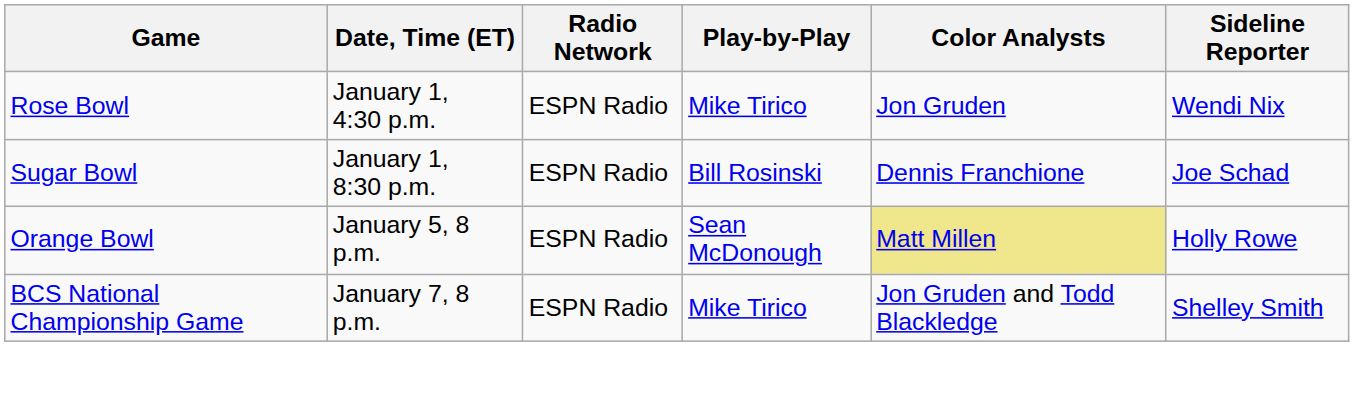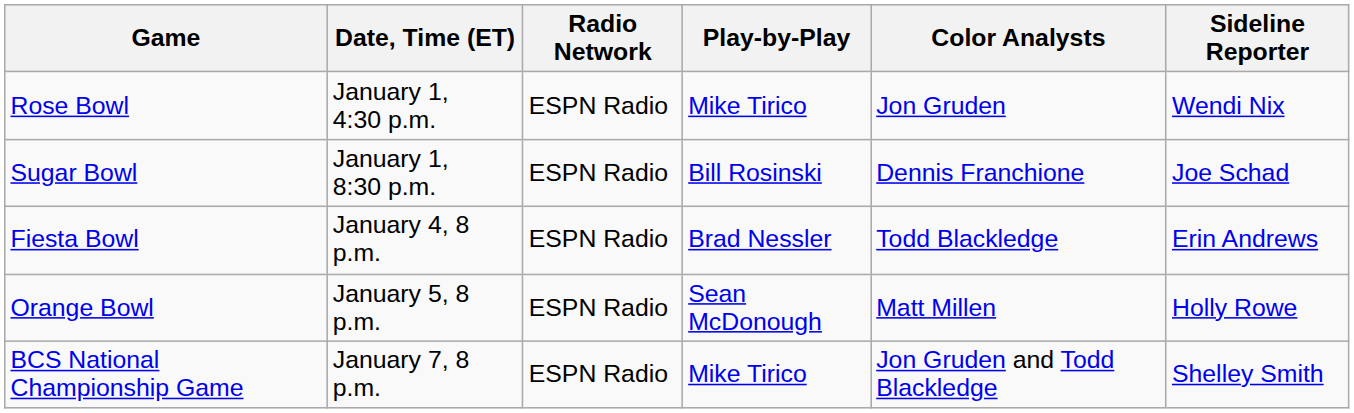+ row: (75, 239)
(936, 239) khaki background -> (936, 307) no background
